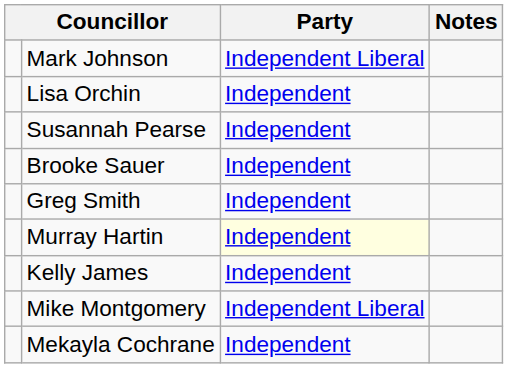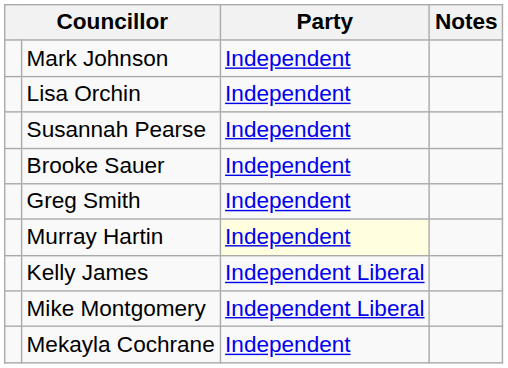(325, 58) Independent Liberal -> (288, 58) Independent
(288, 272) Independent -> (325, 272) Independent Liberal
